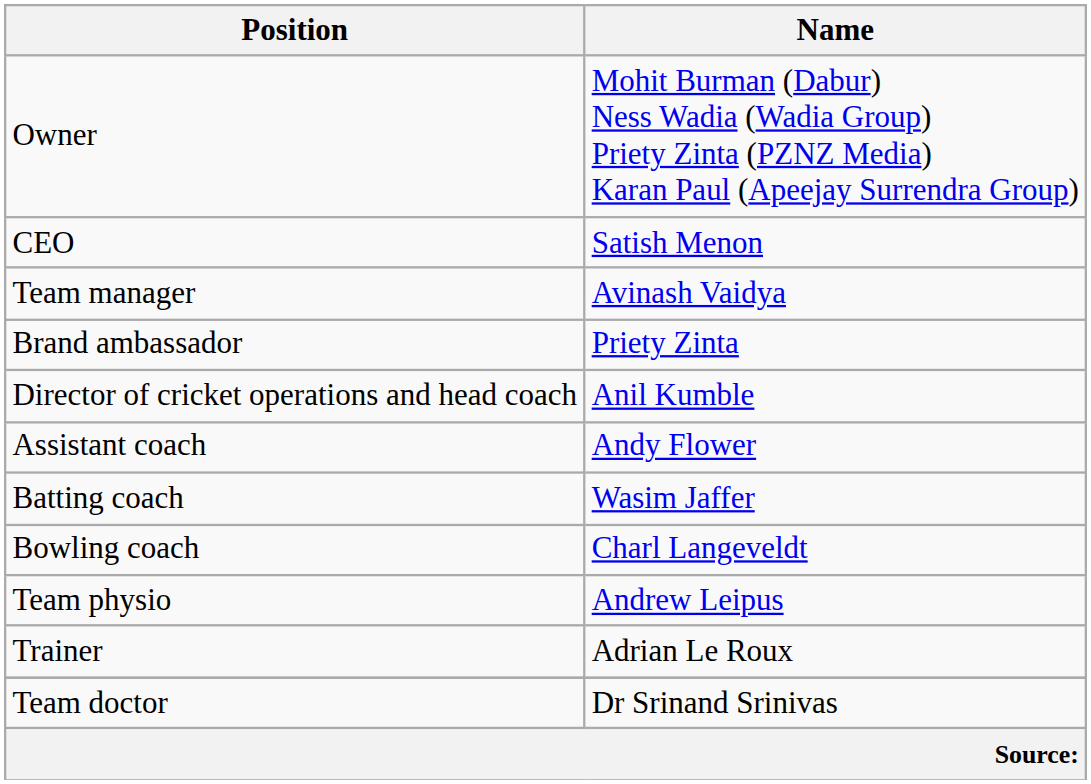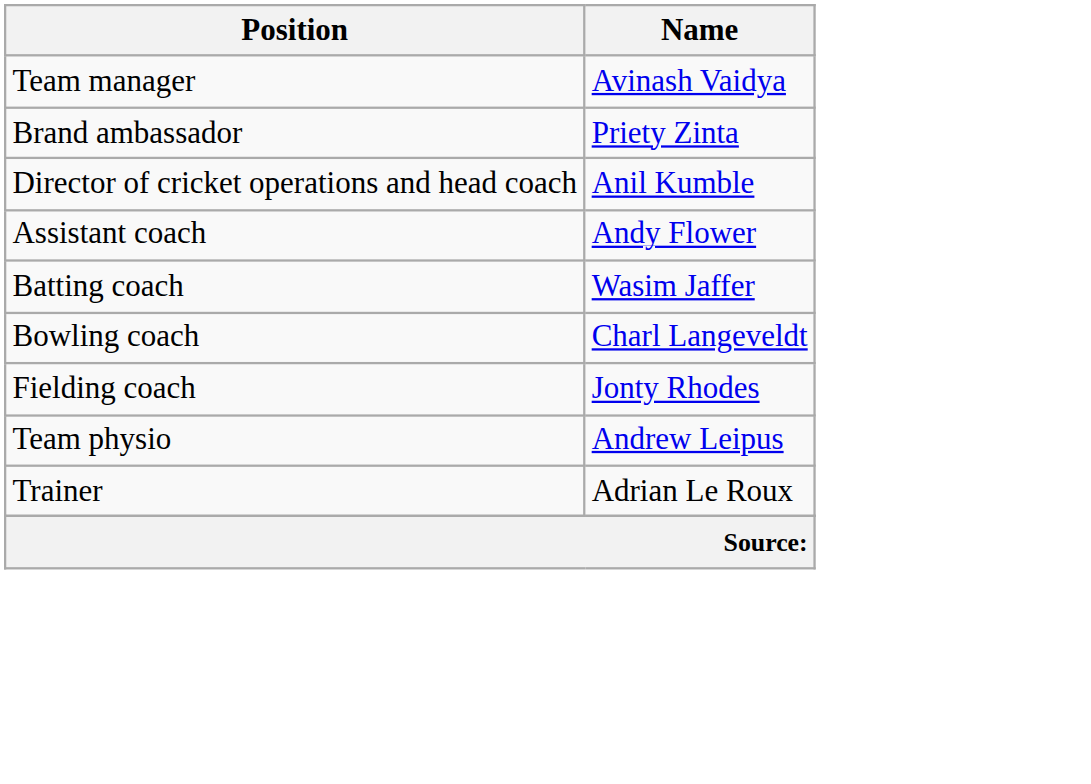- row: (55, 135)
- row: (43, 241)
+ row: (104, 387)
- row: (90, 701)
